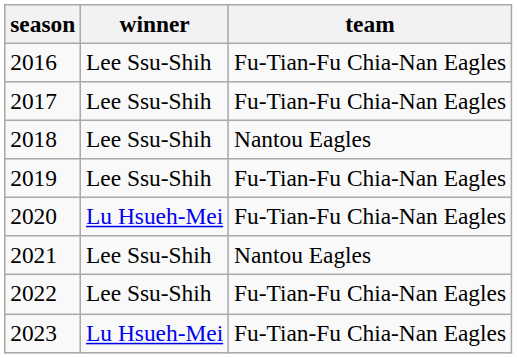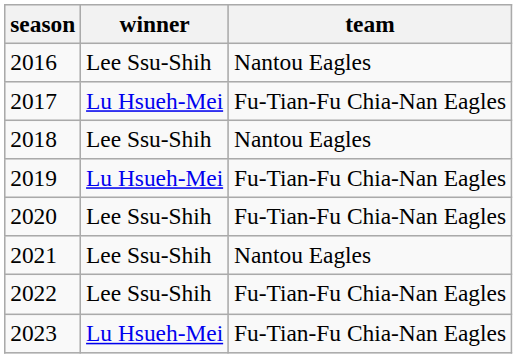(370, 62) Fu-Tian-Fu Chia-Nan Eagles -> (303, 62) Nantou Eagles
(149, 101) Lee Ssu-Shih -> (155, 101) Lu Hsueh-Mei
(149, 178) Lee Ssu-Shih -> (155, 178) Lu Hsueh-Mei
(155, 216) Lu Hsueh-Mei -> (149, 216) Lee Ssu-Shih
